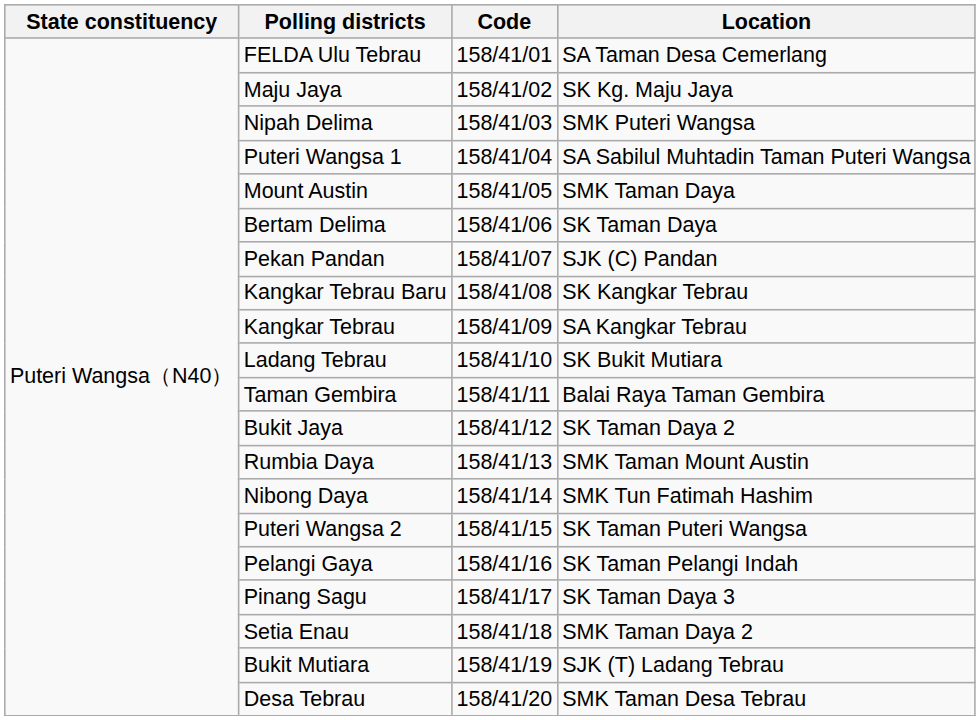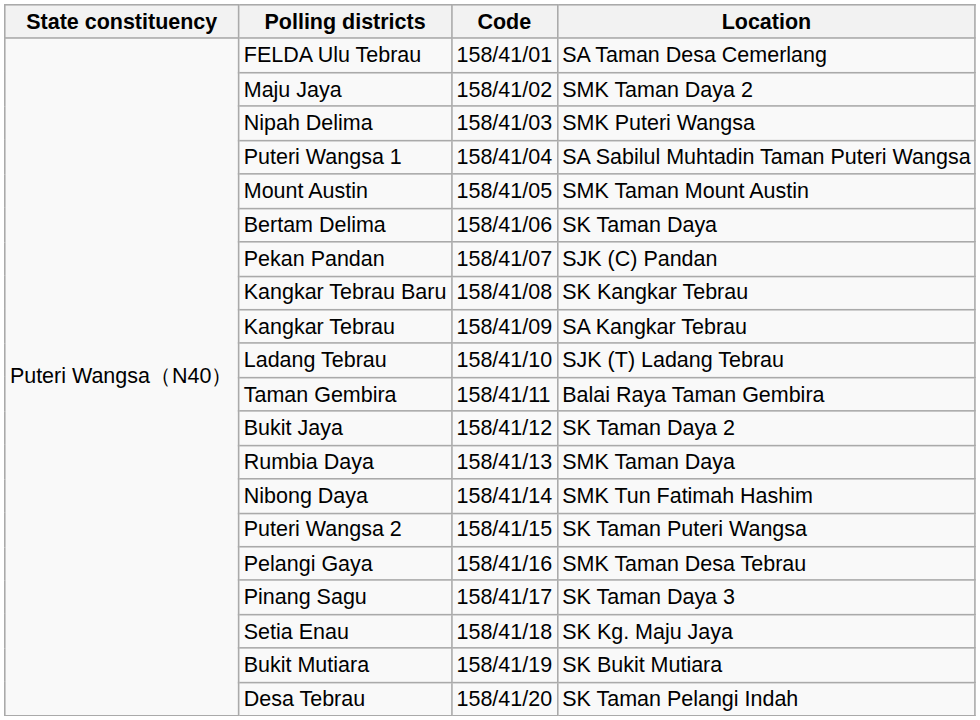(648, 89) SK Kg. Maju Jaya -> (658, 89) SMK Taman Daya 2
(649, 191) SMK Taman Daya -> (686, 191) SMK Taman Mount Austin
(642, 360) SK Bukit Mutiara -> (673, 360) SJK (T) Ladang Tebrau
(686, 462) SMK Taman Mount Austin -> (649, 462) SMK Taman Daya
(680, 563) SK Taman Pelangi Indah -> (684, 563) SMK Taman Desa Tebrau
(658, 631) SMK Taman Daya 2 -> (648, 631) SK Kg. Maju Jaya
(673, 665) SJK (T) Ladang Tebrau -> (642, 665) SK Bukit Mutiara
(684, 699) SMK Taman Desa Tebrau -> (680, 699) SK Taman Pelangi Indah
